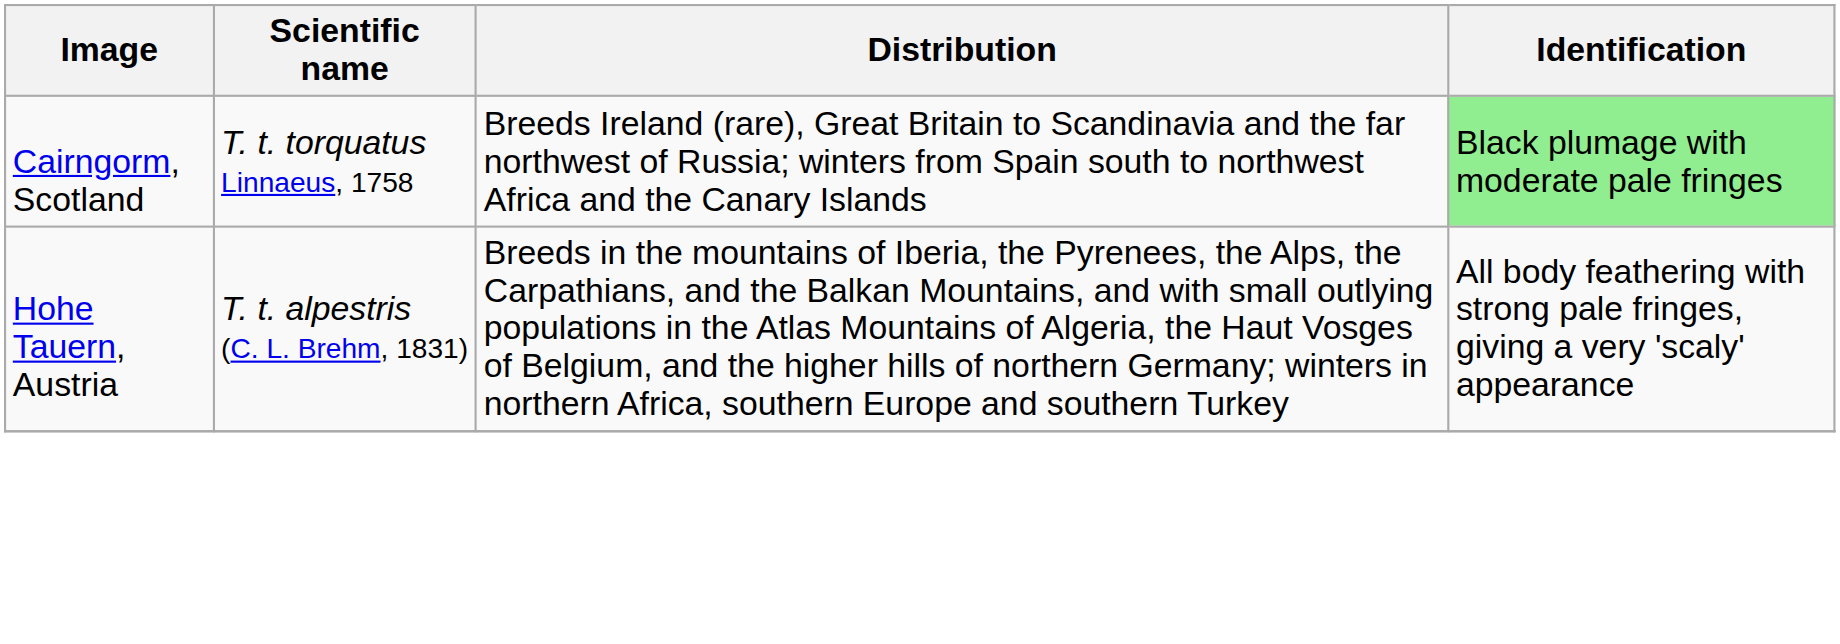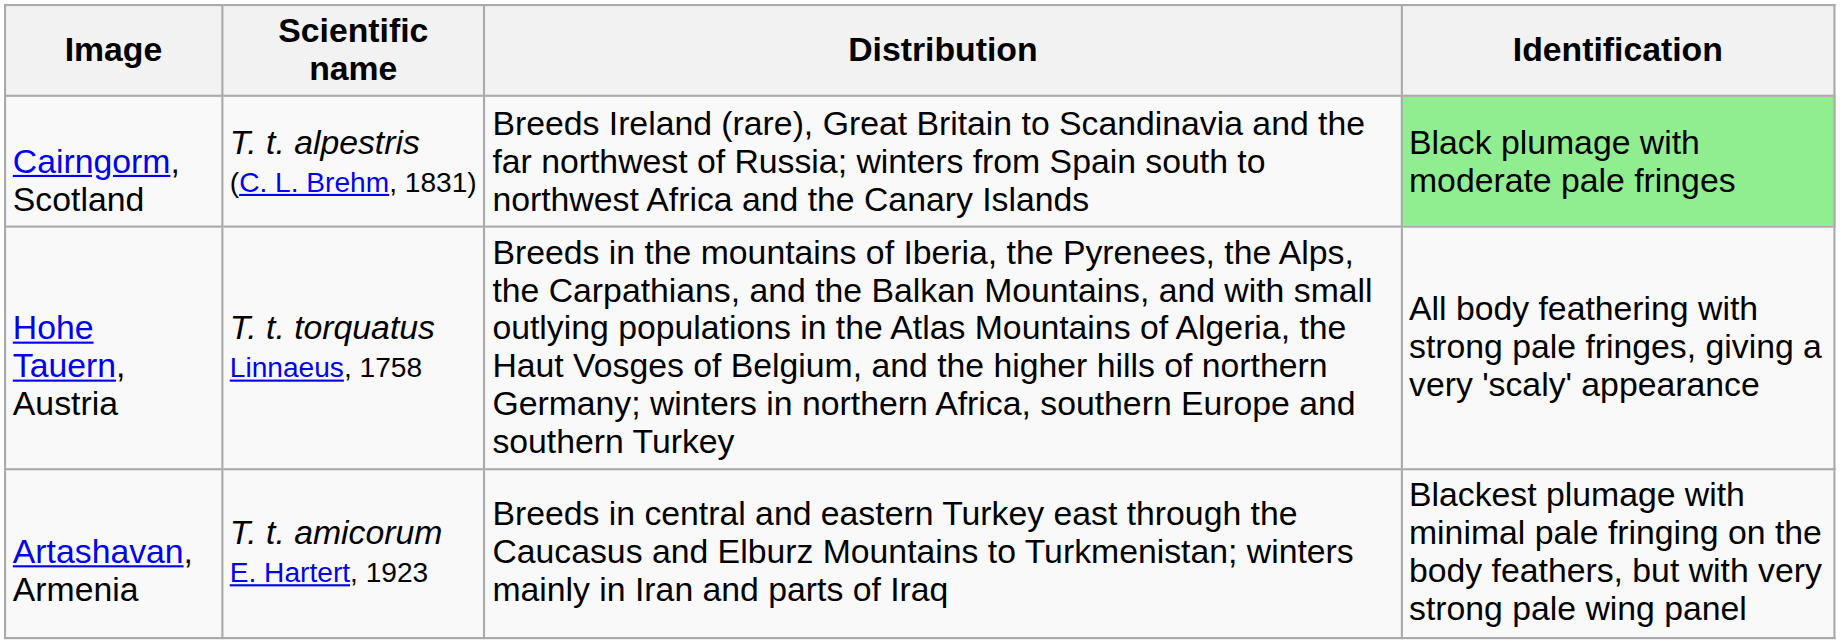(324, 160) T. t. torquatus Linnaeus, 1758 -> (353, 160) T. t. alpestris (C. L. Brehm, 1831)
(345, 328) T. t. alpestris (C. L. Brehm, 1831) -> (332, 347) T. t. torquatus Linnaeus, 1758
+ row: (103, 571)
